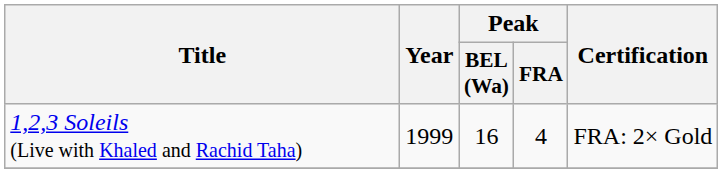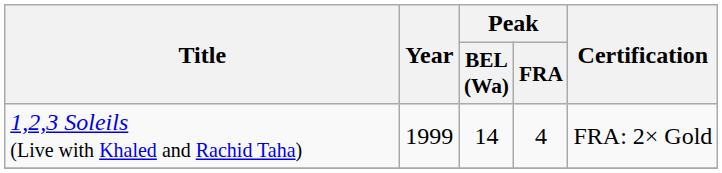(486, 136) 16 -> (486, 136) 14
